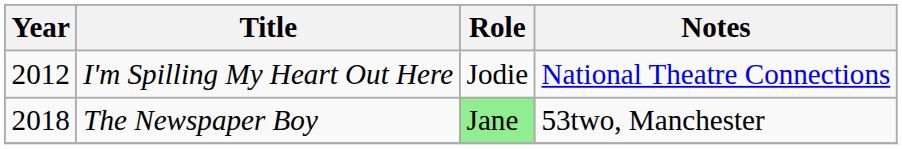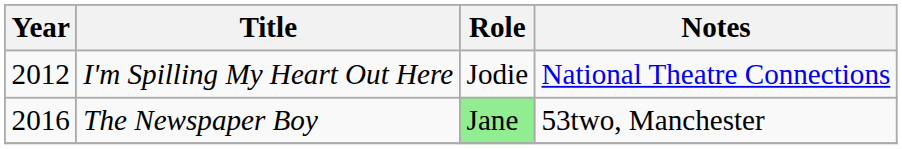(41, 119) 2018 -> (41, 119) 2016
